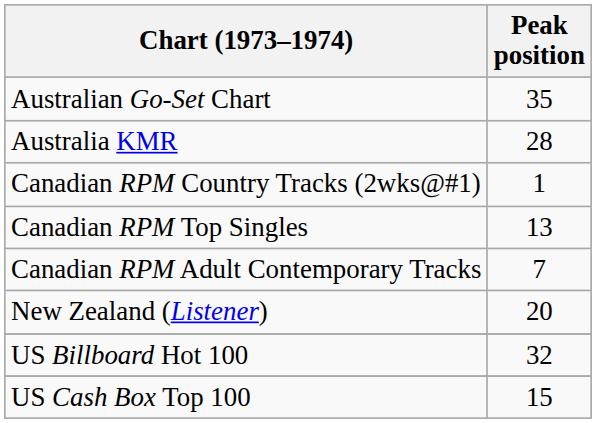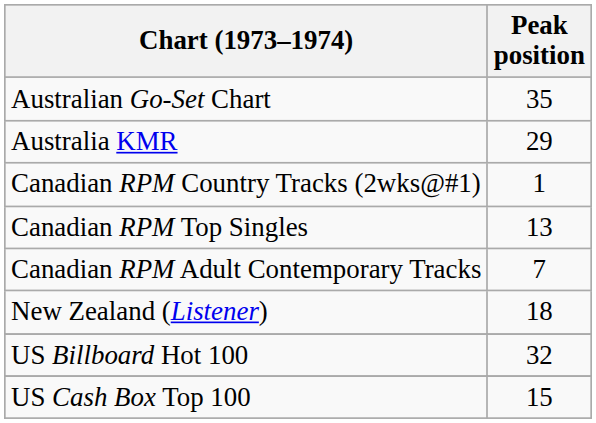(539, 141) 28 -> (539, 141) 29
(539, 311) 20 -> (539, 311) 18
